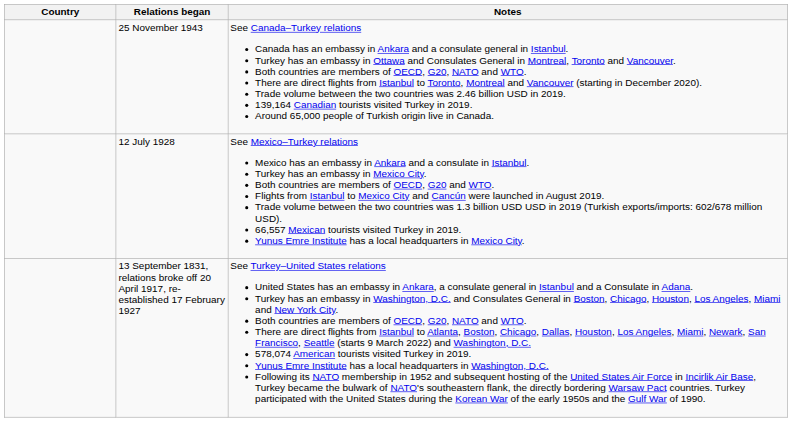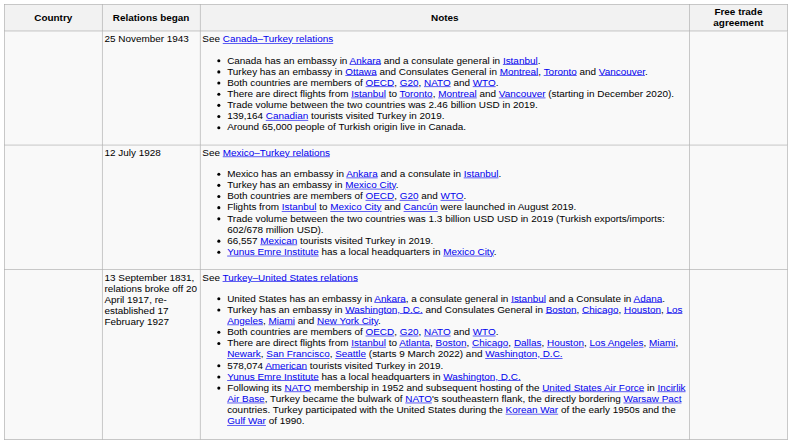+ column: (738, 17)
